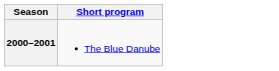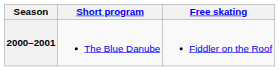+ column: (218, 12)
